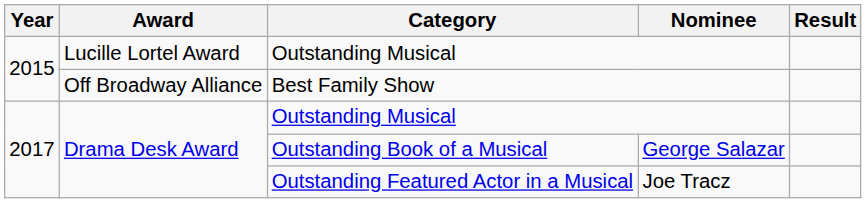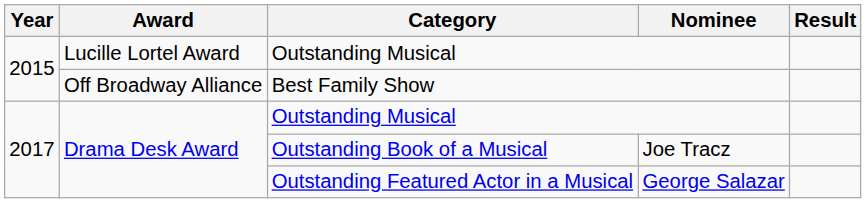(714, 149) George Salazar -> (687, 149) Joe Tracz
(687, 181) Joe Tracz -> (714, 181) George Salazar
